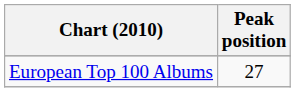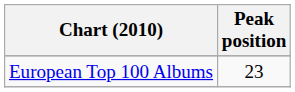(254, 71) 27 -> (254, 71) 23
